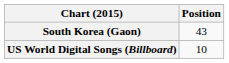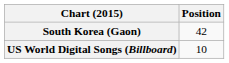(201, 31) 43 -> (201, 31) 42
